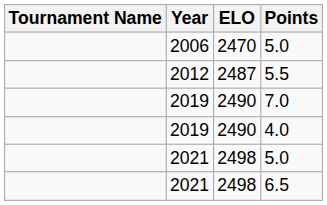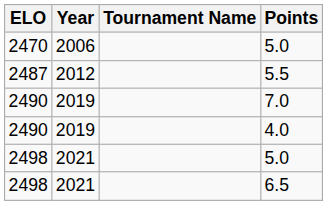columns swapped: (85, 18) <-> (237, 18)
